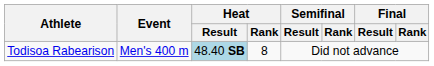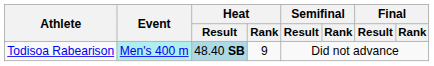(154, 52) no background -> (154, 52) paleturquoise background
(264, 52) 8 -> (264, 52) 9
